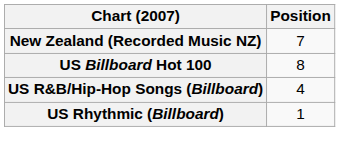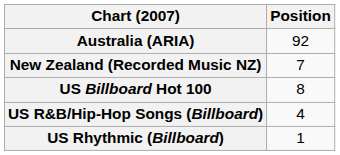+ row: (136, 41)
